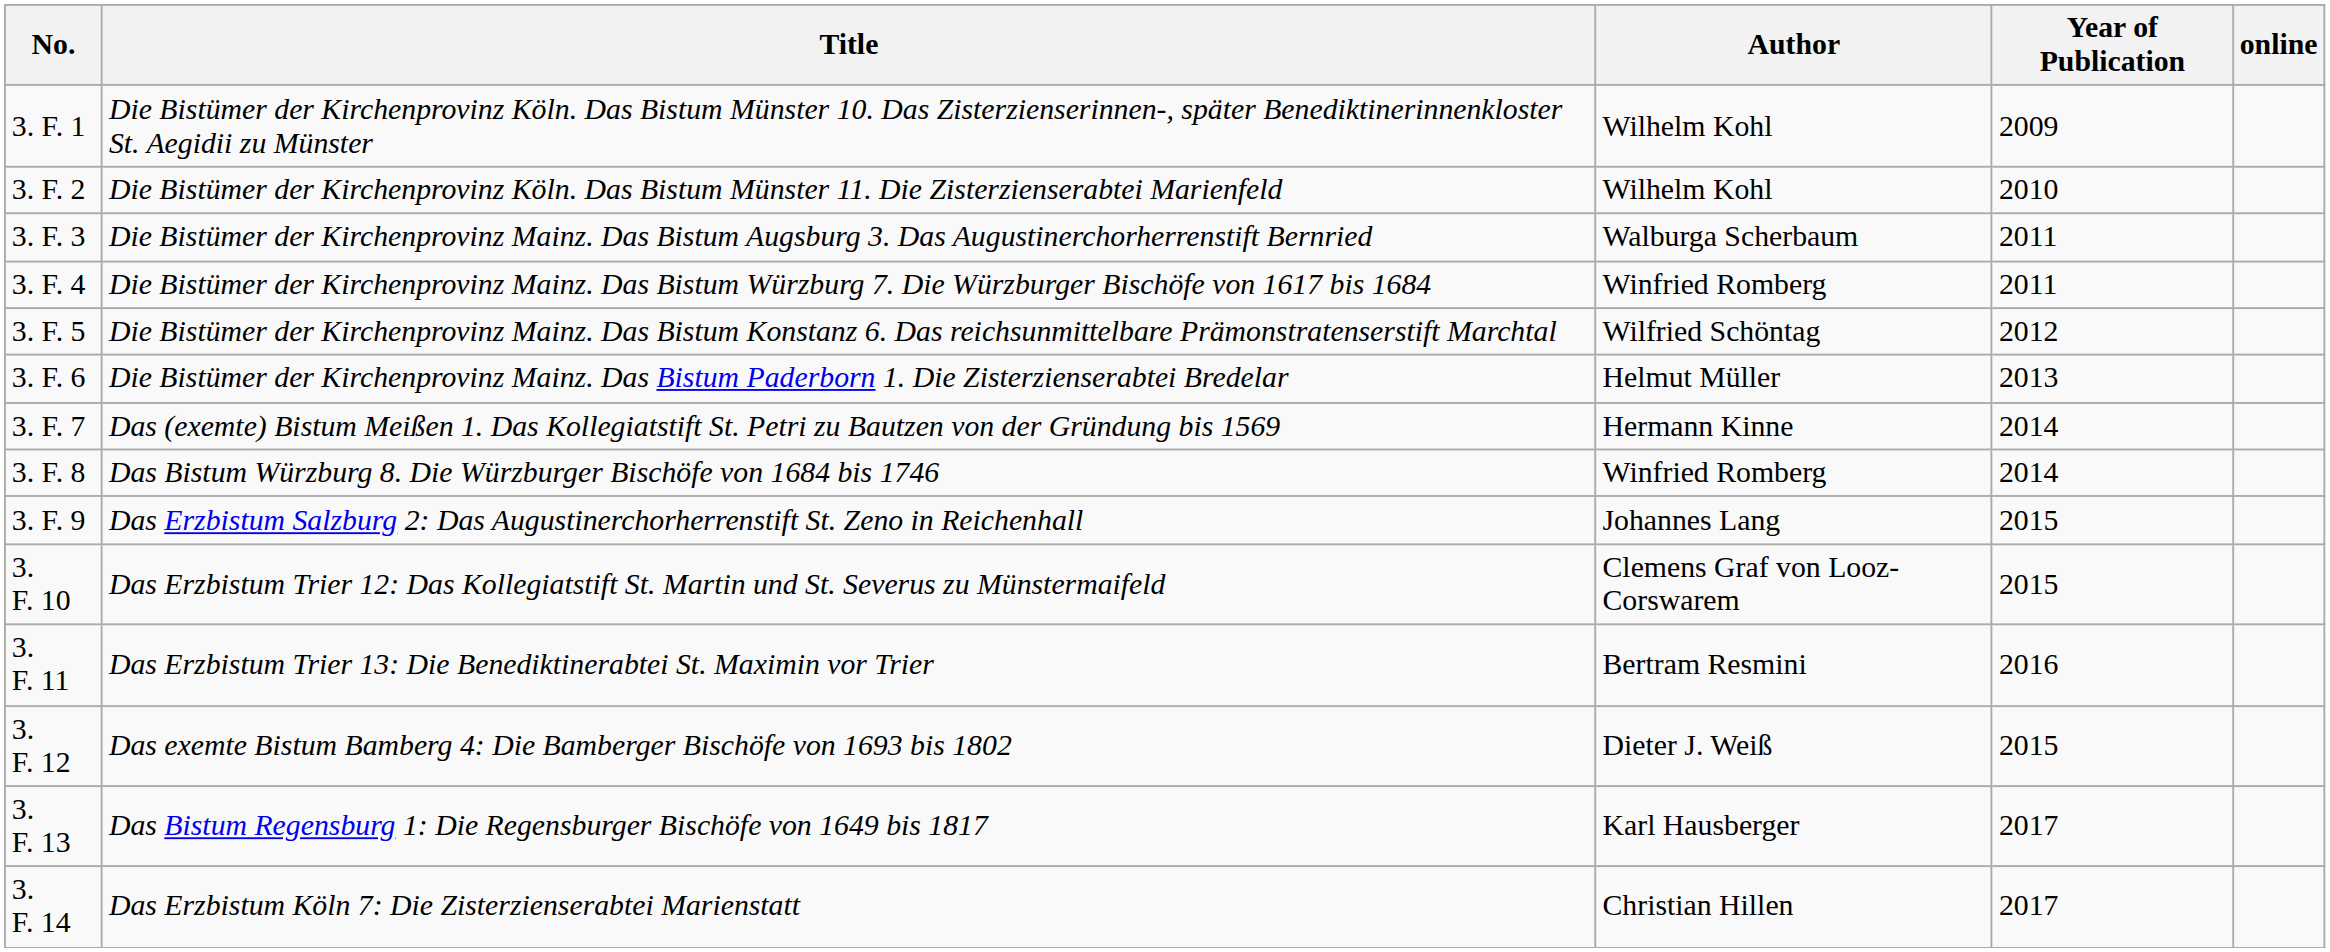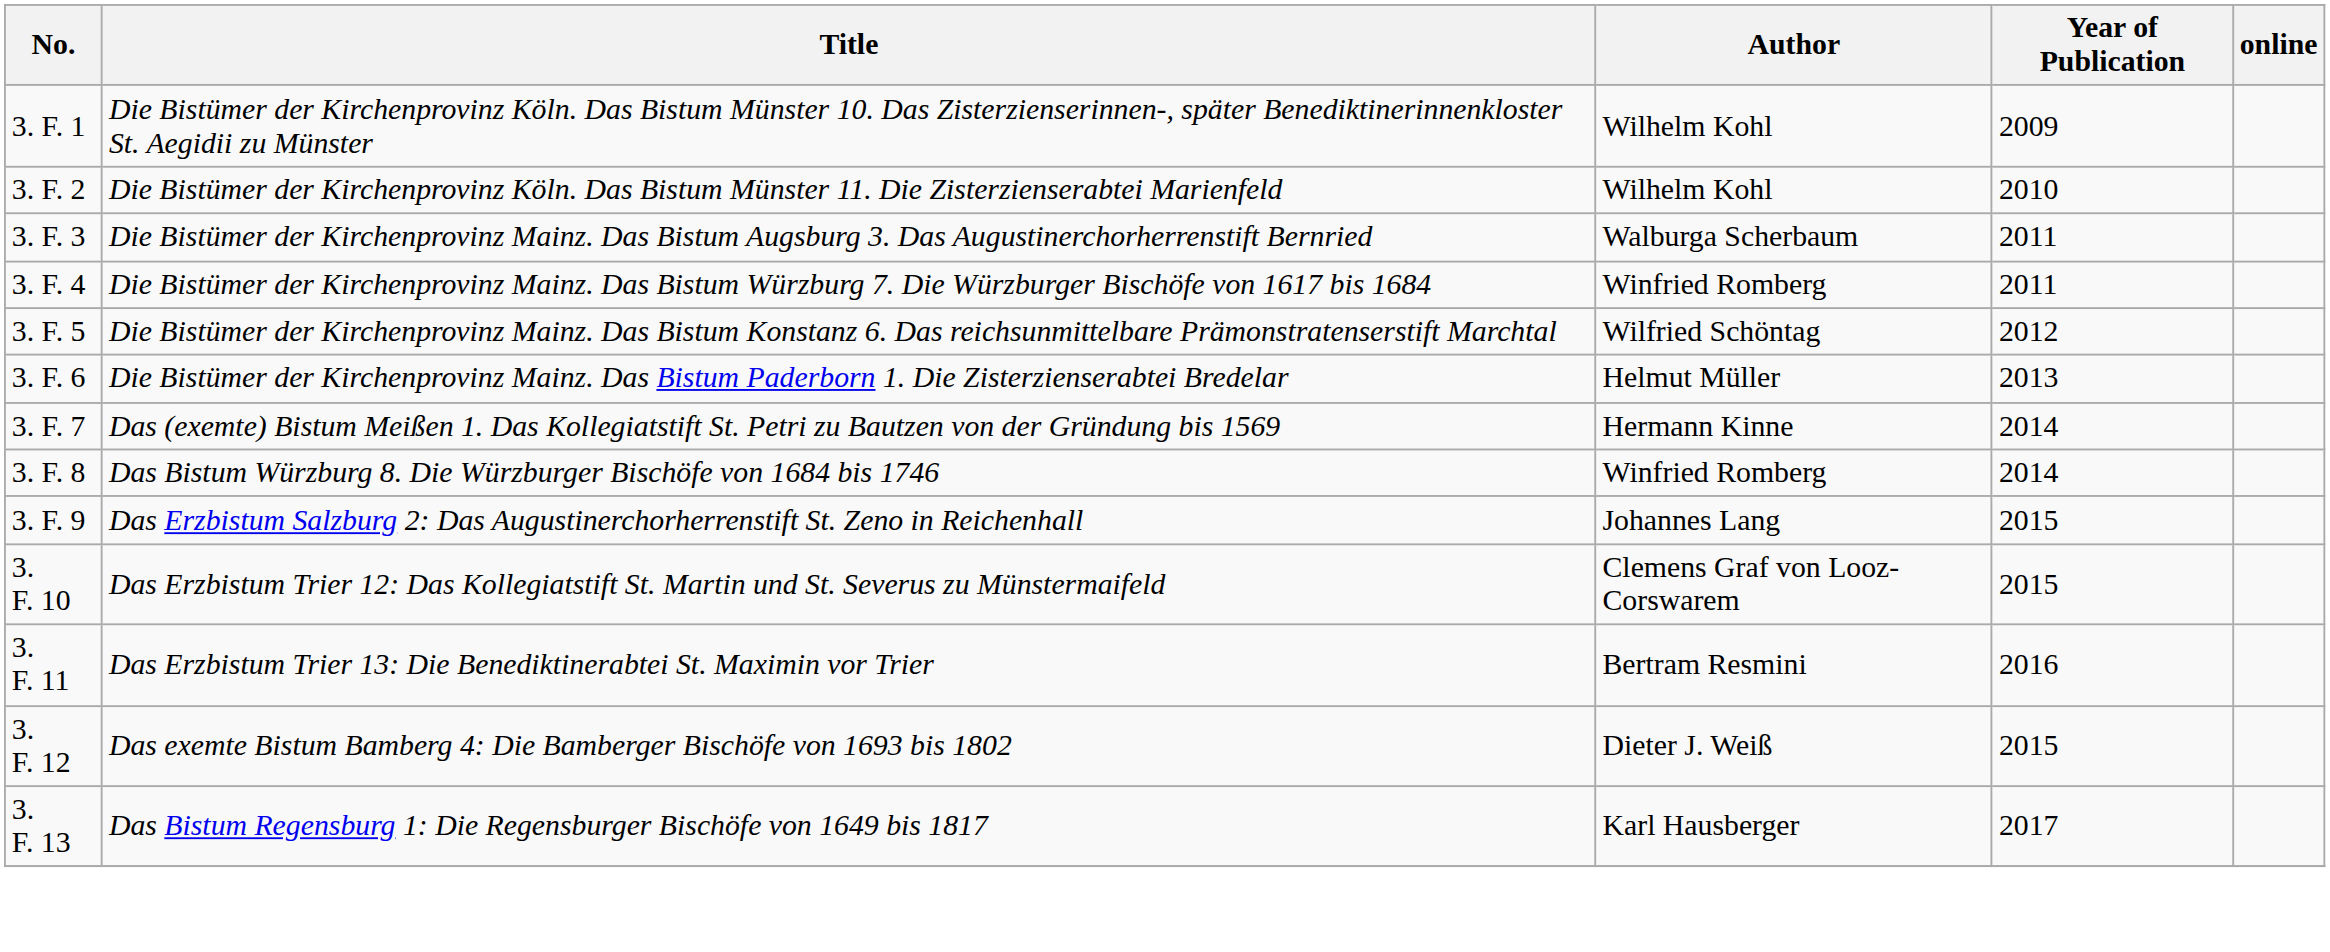- row: (454, 906)
